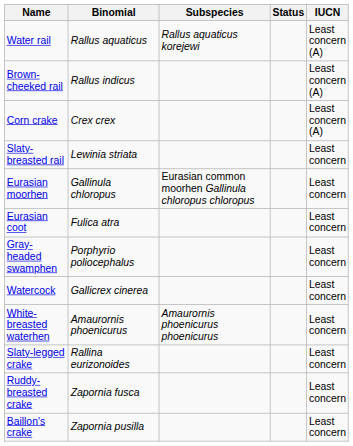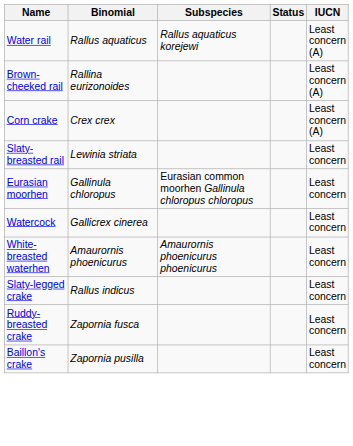(103, 80) Rallus indicus -> (100, 80) Rallina eurizonoides
- row: (27, 222)
- row: (32, 256)
(100, 359) Rallina eurizonoides -> (102, 290) Rallus indicus
